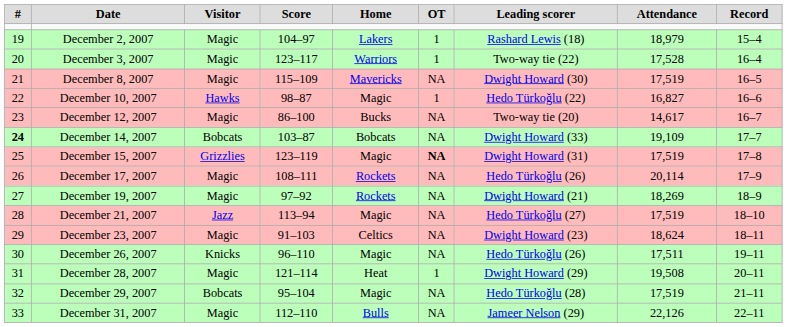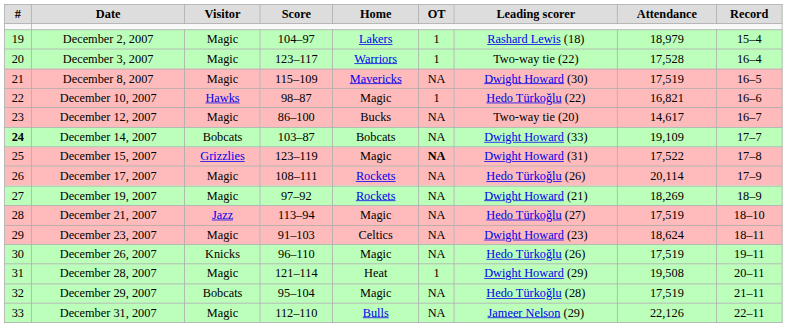(667, 98) 16,827 -> (667, 98) 16,821
(667, 156) 17,519 -> (667, 156) 17,522
(667, 254) 17,511 -> (667, 254) 17,519
